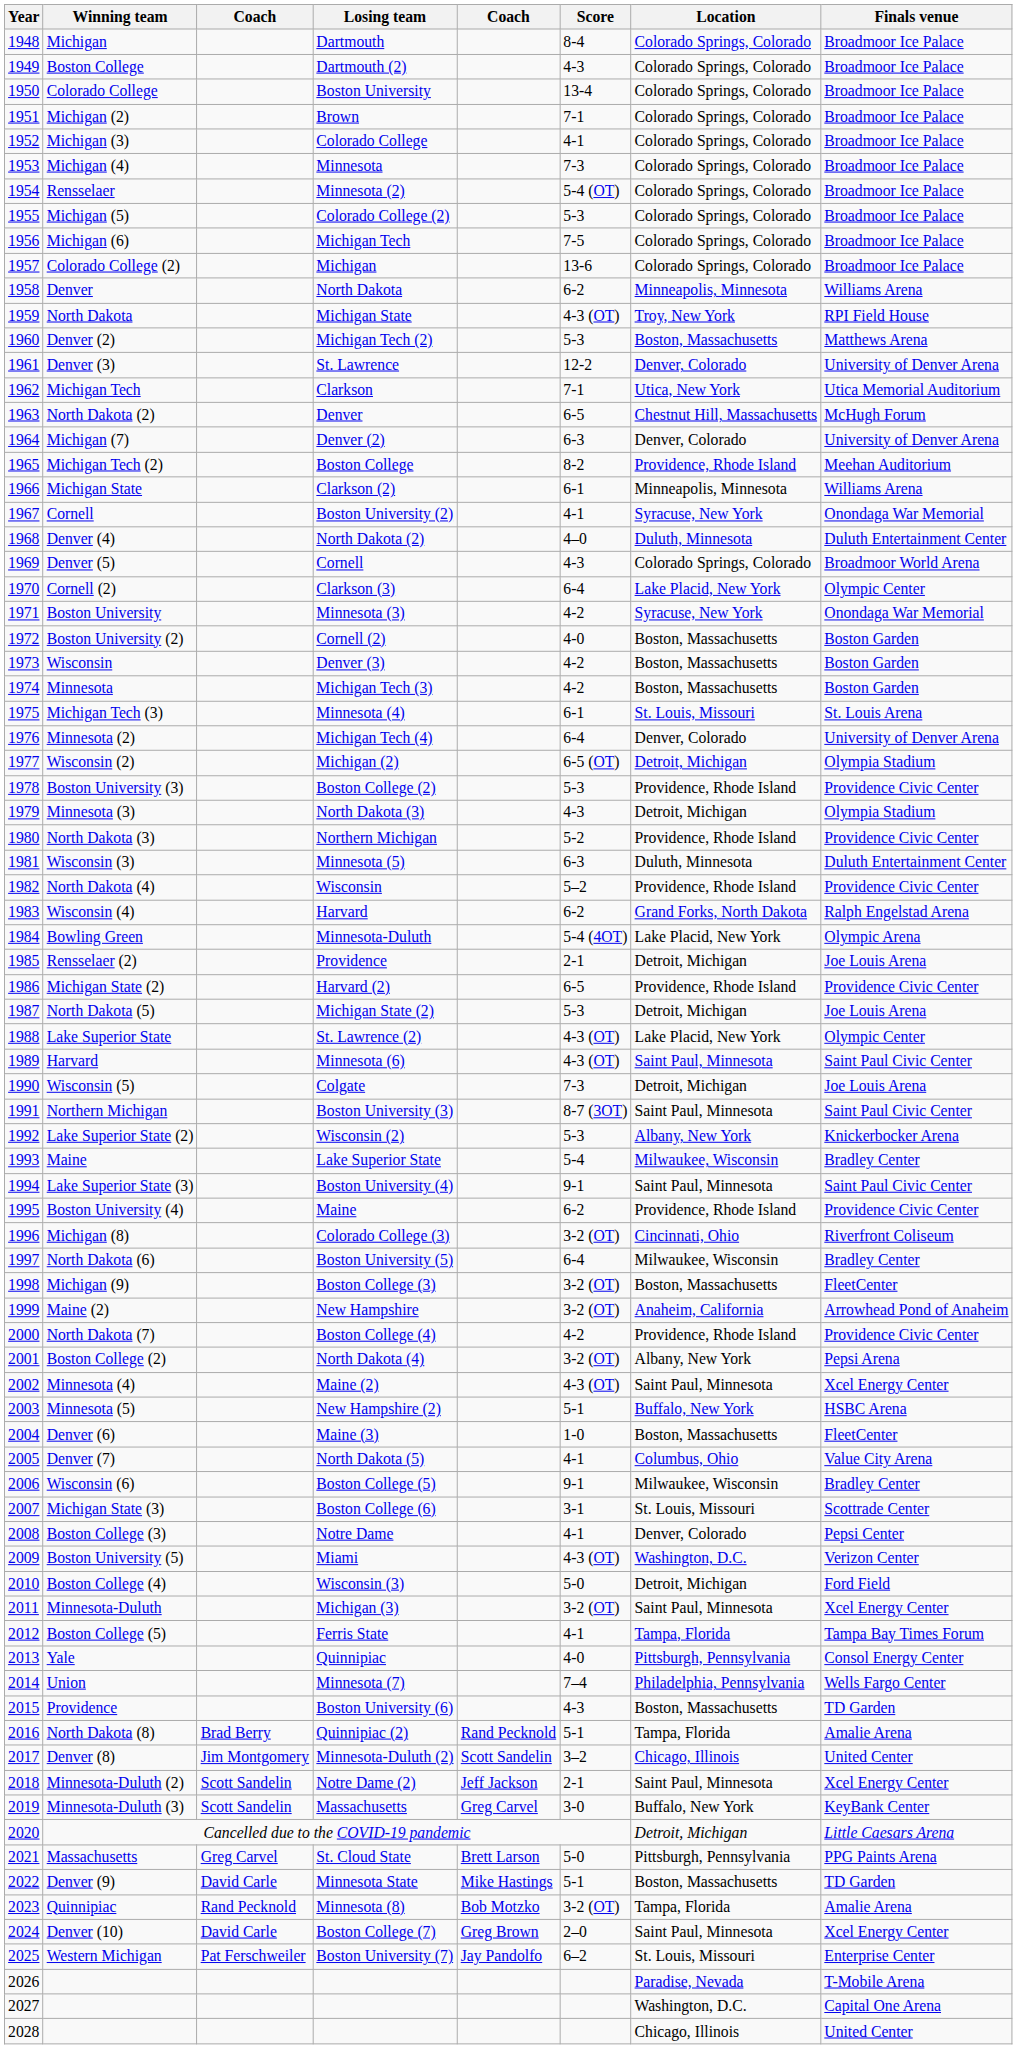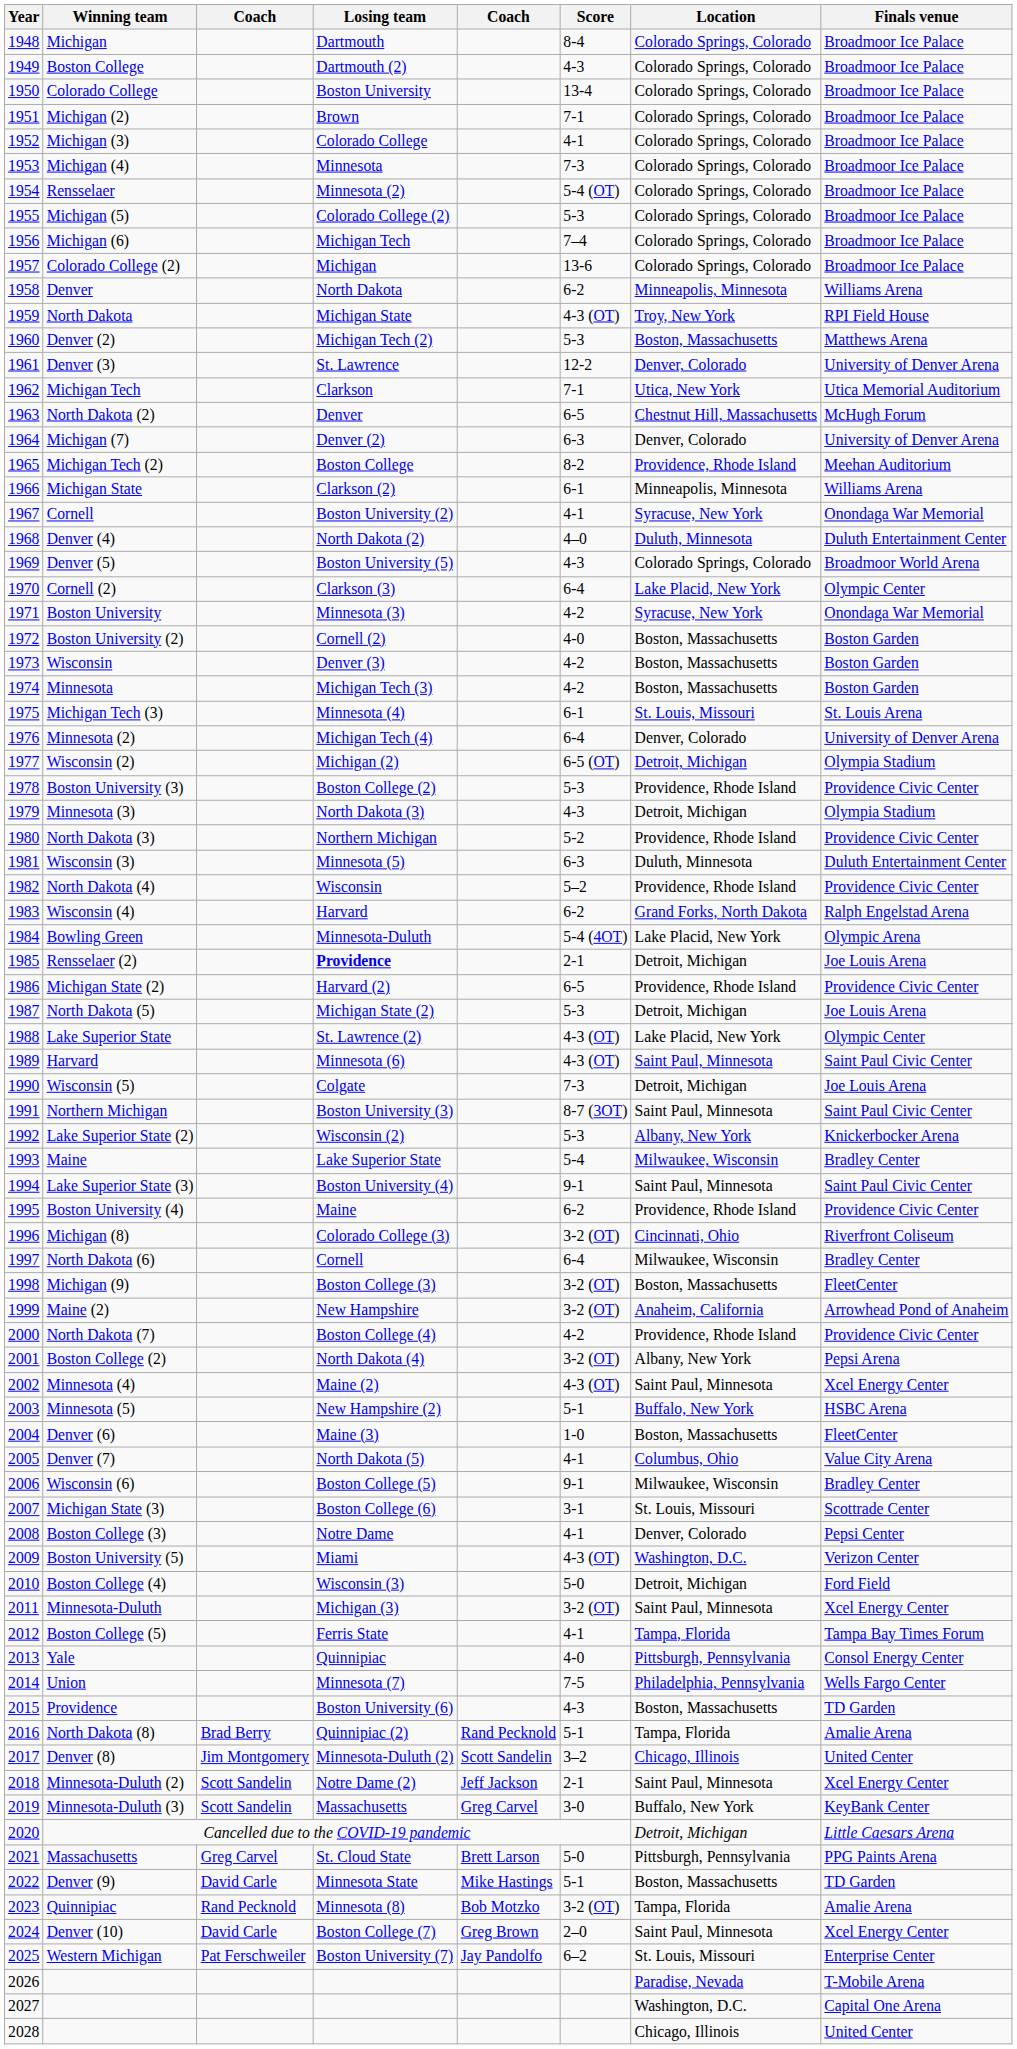(574, 240) 7-5 -> (575, 240) 7–4
(340, 564) Cornell -> (385, 564) Boston University (5)
(352, 961) normal -> (354, 961) bold
(385, 1260) Boston University (5) -> (340, 1260) Cornell
(575, 1683) 7–4 -> (574, 1683) 7-5
